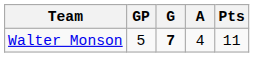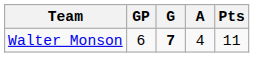(141, 40) 5 -> (141, 40) 6
